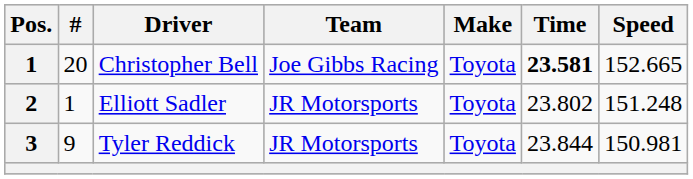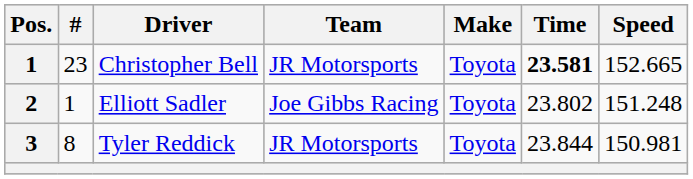(76, 64) 20 -> (76, 64) 23
(354, 64) Joe Gibbs Racing -> (343, 64) JR Motorsports
(343, 103) JR Motorsports -> (354, 103) Joe Gibbs Racing
(70, 143) 9 -> (70, 143) 8
